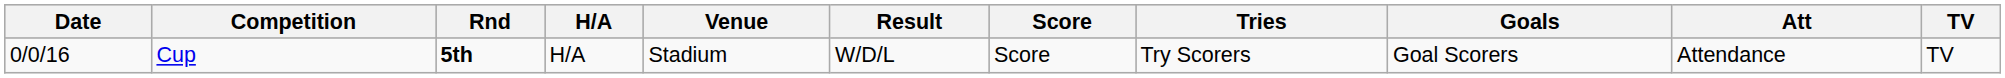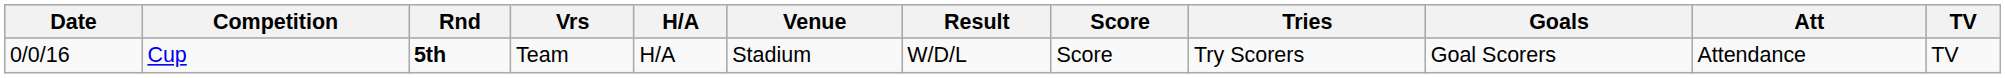+ column: (573, 21)
